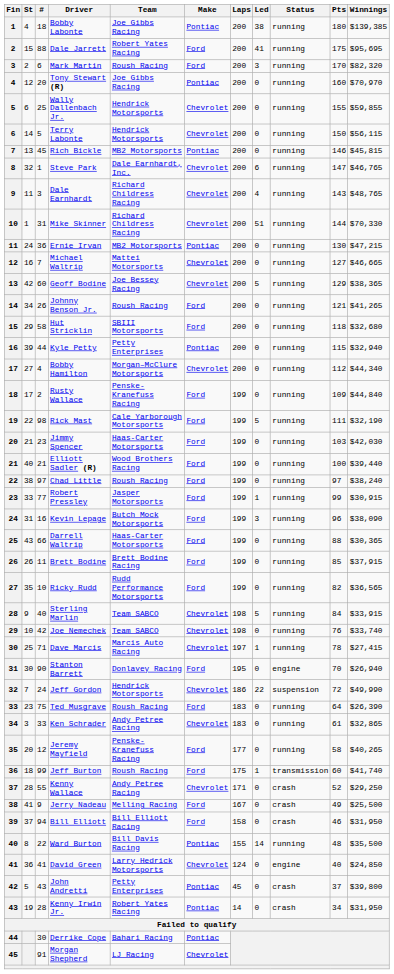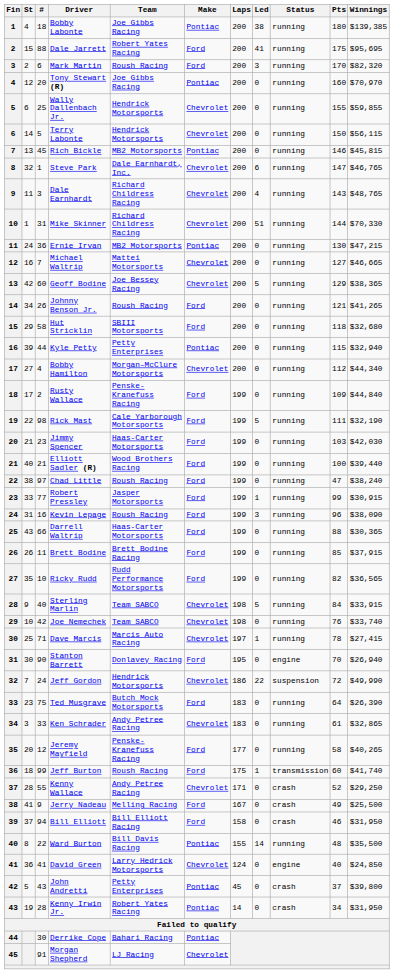(337, 481) 97 -> (337, 481) 47
(138, 520) Butch Mock Motorsports -> (140, 515) Roush Racing
(140, 708) Roush Racing -> (138, 703) Butch Mock Motorsports
